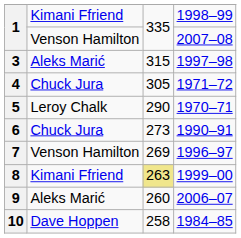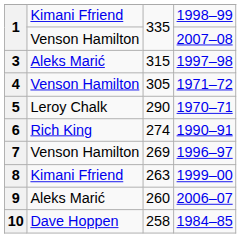(67, 84) Chuck Jura -> (85, 84) Venson Hamilton
(67, 130) Chuck Jura -> (61, 130) Rich King
(158, 130) 273 -> (158, 130) 274
(158, 175) khaki background -> (158, 175) no background
